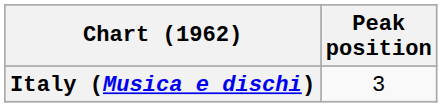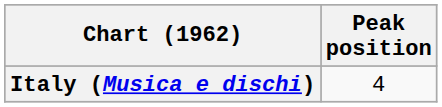(379, 84) 3 -> (379, 84) 4
